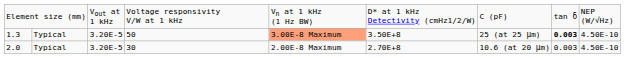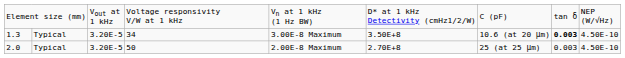(131, 35) 50 -> (131, 35) 34
(306, 35) lightsalmon background -> (306, 35) no background
(510, 35) 25 (at 25 μm) -> (515, 35) 10.6 (at 20 μm)
(131, 47) 30 -> (131, 47) 50
(515, 47) 10.6 (at 20 μm) -> (510, 47) 25 (at 25 μm)
